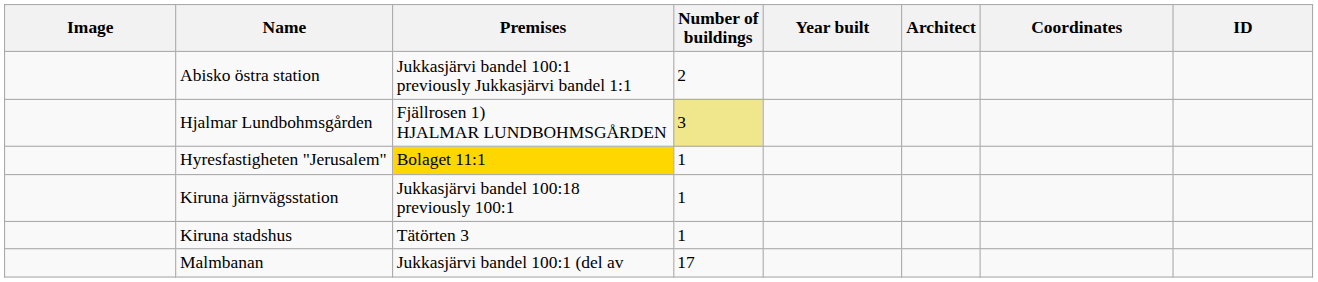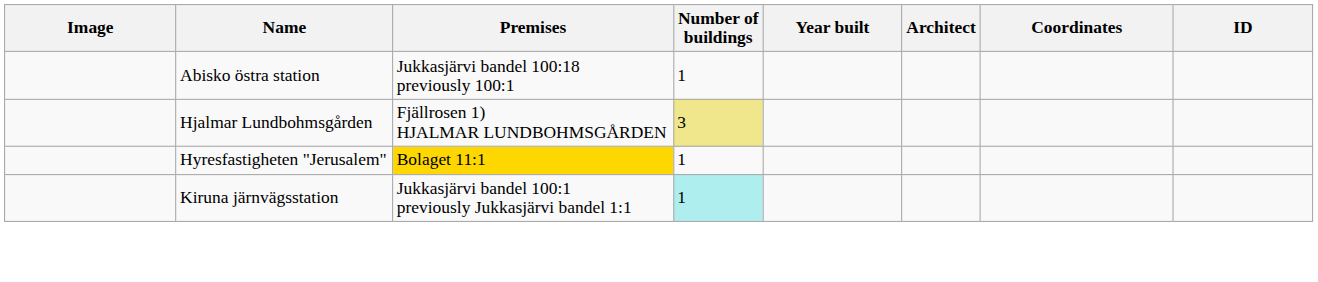(514, 75) Jukkasjärvi bandel 100:1 previously Jukkasjärvi bandel 1:1 -> (488, 75) Jukkasjärvi bandel 100:18 previously 100:1
(682, 75) 2 -> (682, 75) 1
(488, 197) Jukkasjärvi bandel 100:18 previously 100:1 -> (514, 197) Jukkasjärvi bandel 100:1 previously Jukkasjärvi bandel 1:1
(682, 197) no background -> (682, 197) paleturquoise background
- row: (236, 235)
- row: (222, 262)
